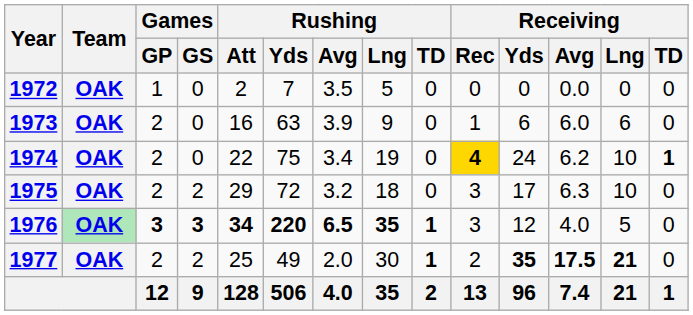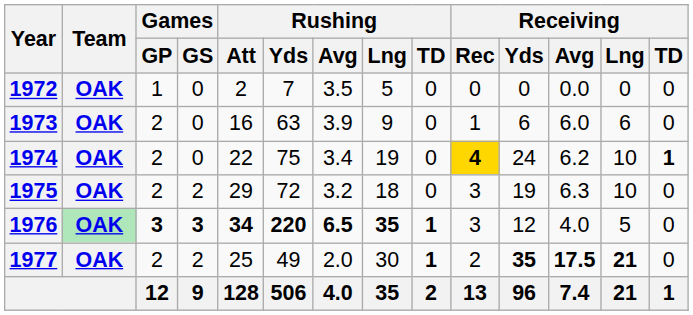(524, 191) 17 -> (524, 191) 19
